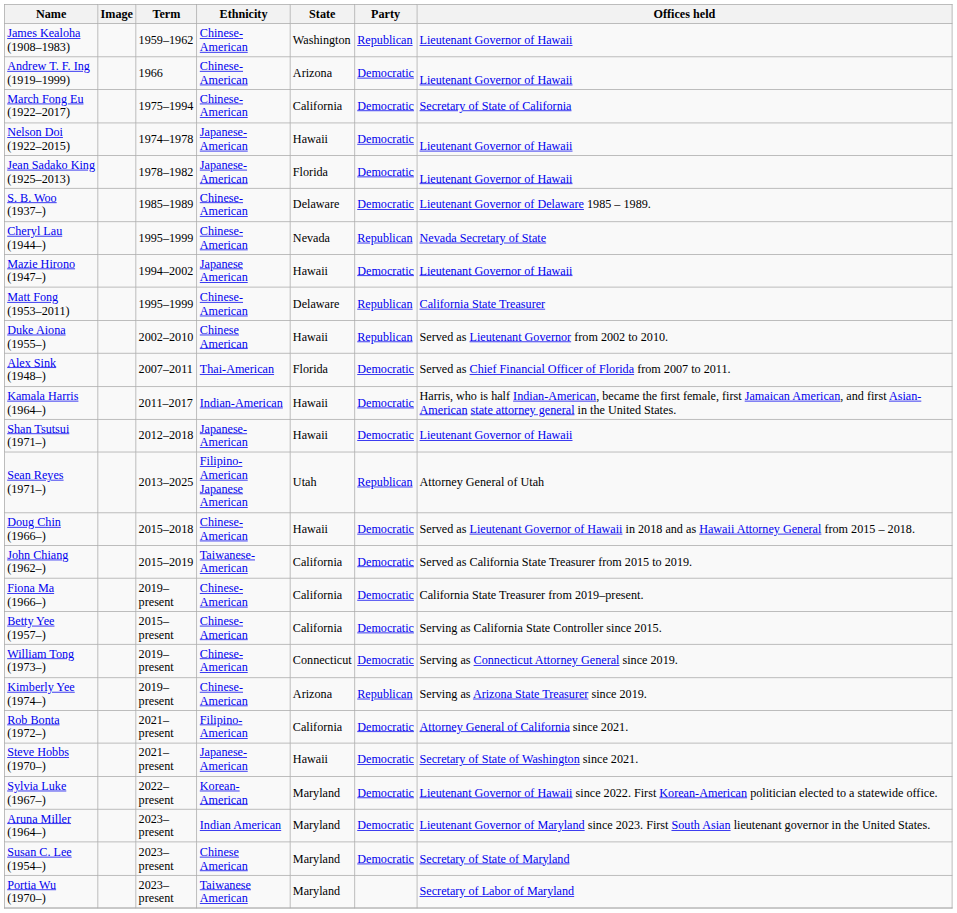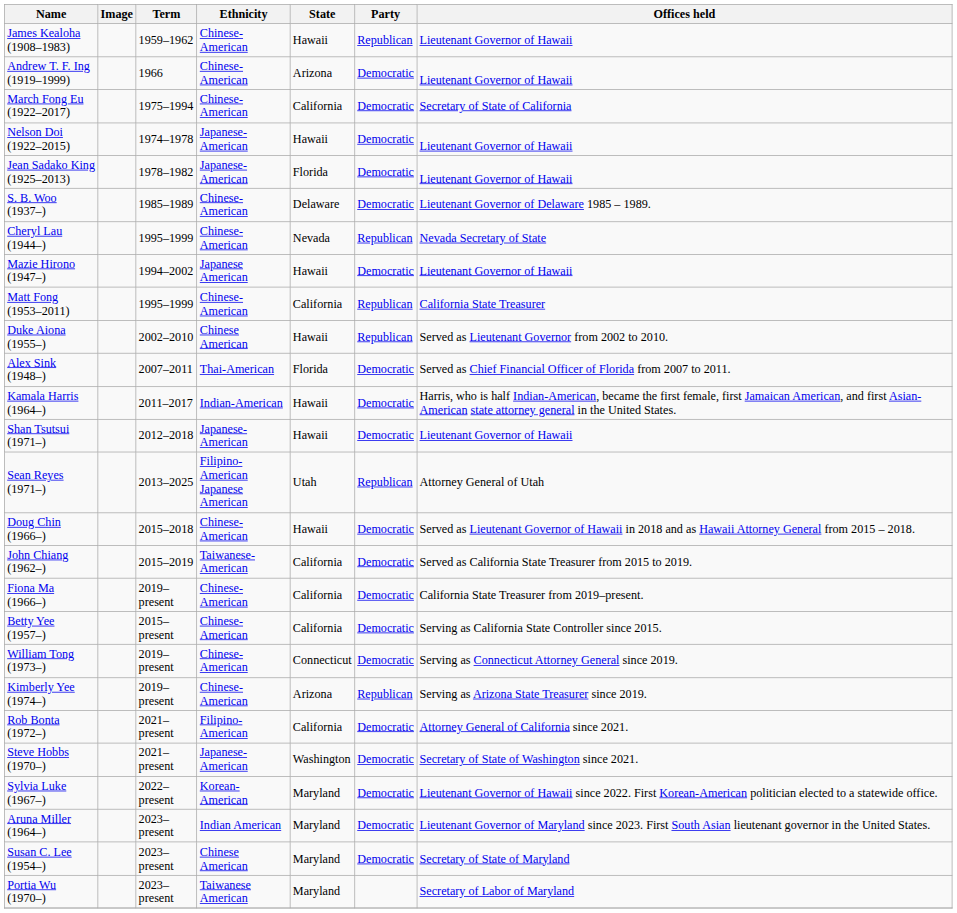(322, 40) Washington -> (310, 40) Hawaii
(316, 303) Delaware -> (318, 303) California
(310, 759) Hawaii -> (322, 759) Washington
